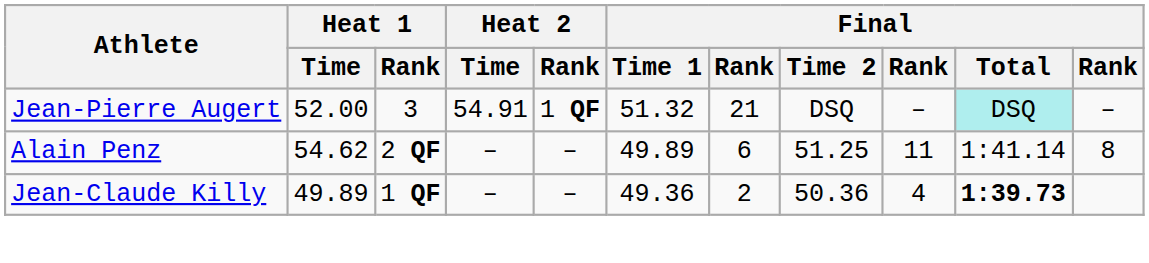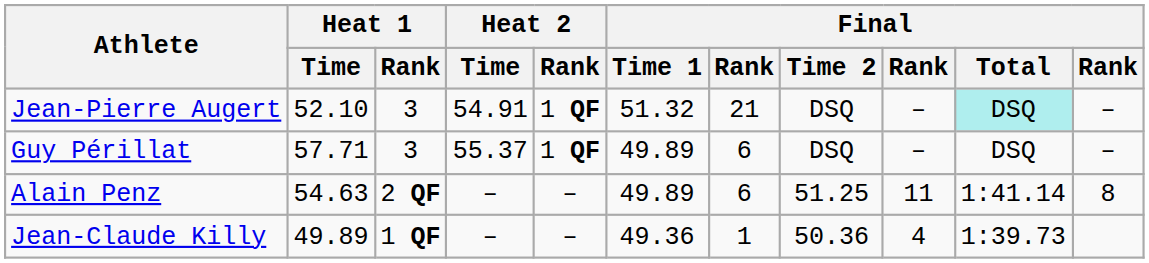(331, 110) 52.00 -> (331, 110) 52.10
+ row: (101, 152)
(331, 152) 54.62 -> (331, 194) 54.63
(744, 194) 2 -> (744, 236) 1
(1013, 194) bold -> (1013, 236) normal
